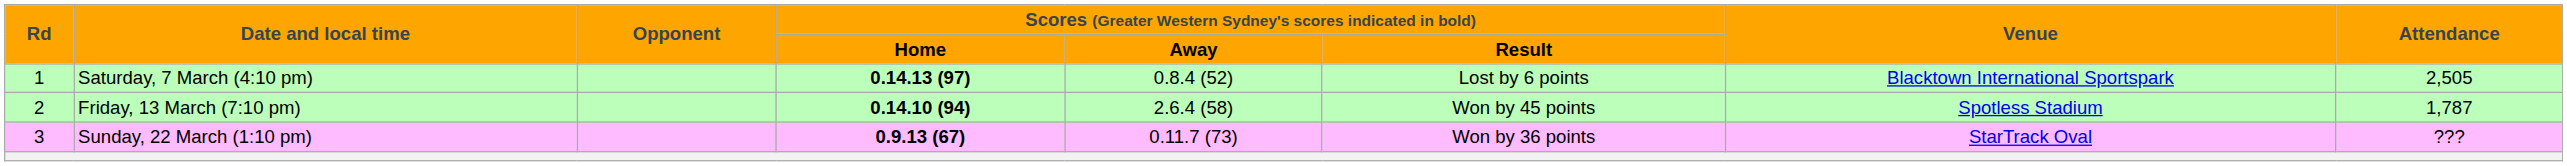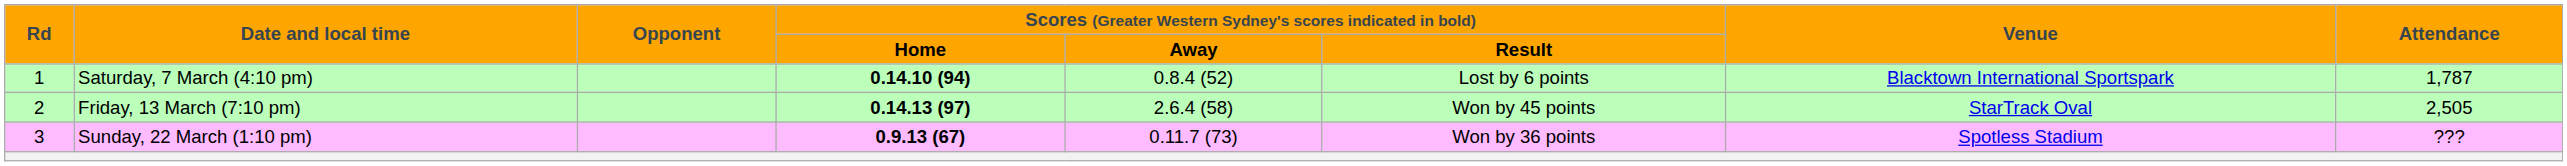(920, 78) 0.14.13 (97) -> (920, 78) 0.14.10 (94)
(2449, 78) 2,505 -> (2449, 78) 1,787
(920, 108) 0.14.10 (94) -> (920, 108) 0.14.13 (97)
(2030, 108) Spotless Stadium -> (2030, 108) StarTrack Oval
(2449, 108) 1,787 -> (2449, 108) 2,505
(2030, 137) StarTrack Oval -> (2030, 137) Spotless Stadium
